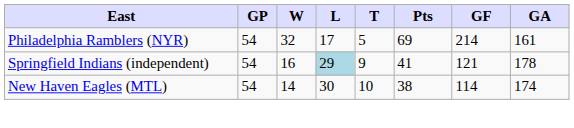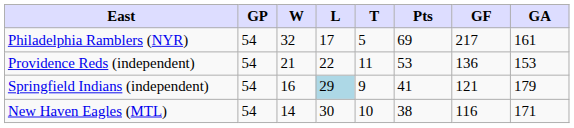(467, 39) 214 -> (467, 39) 217
+ row: (101, 63)
(525, 63) 178 -> (525, 87) 179
(466, 87) 114 -> (466, 110) 116
(525, 87) 174 -> (525, 110) 171
